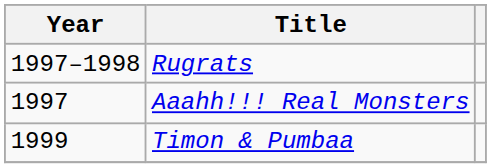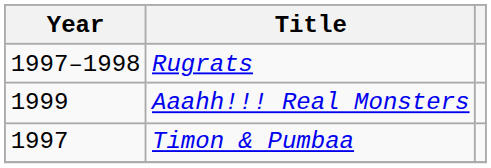(40, 103) 1997 -> (40, 103) 1999
(40, 142) 1999 -> (40, 142) 1997
